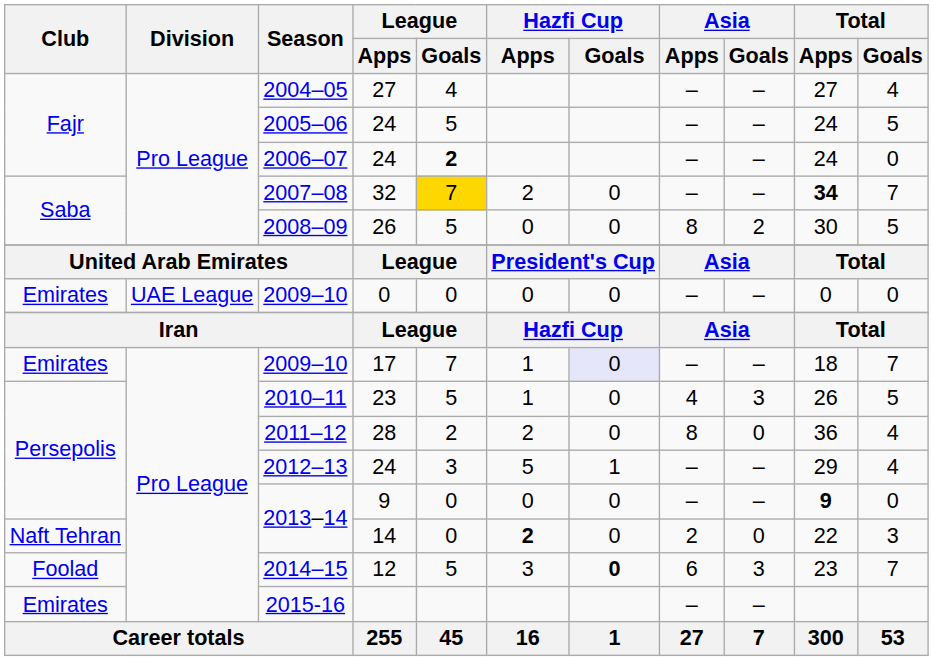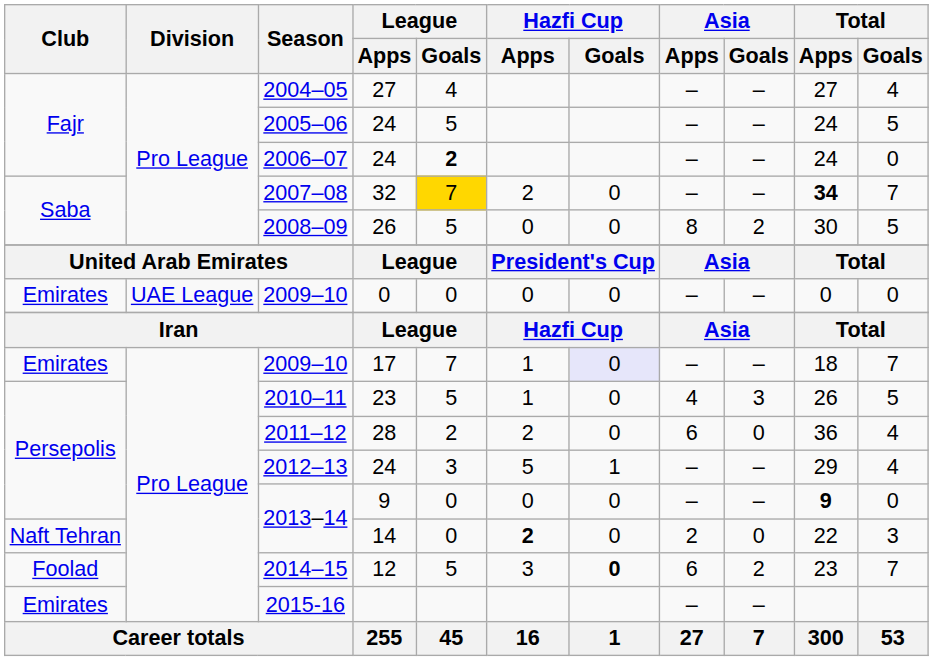(692, 432) 8 -> (692, 432) 6
(759, 569) 3 -> (759, 569) 2
